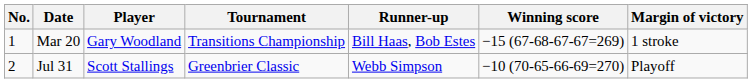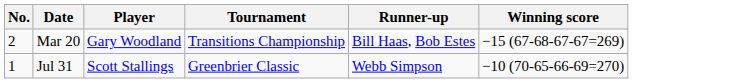- column: (687, 16)
(12, 41) 1 -> (12, 41) 2
(12, 66) 2 -> (12, 66) 1
